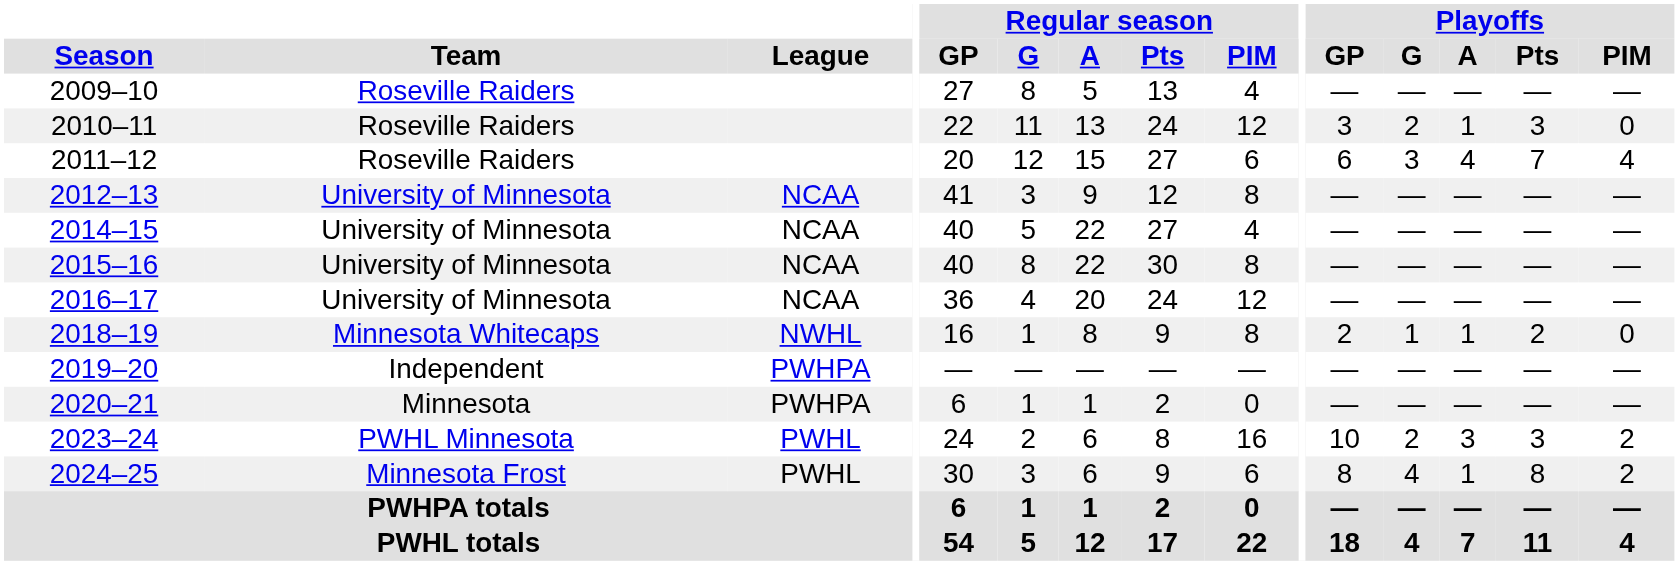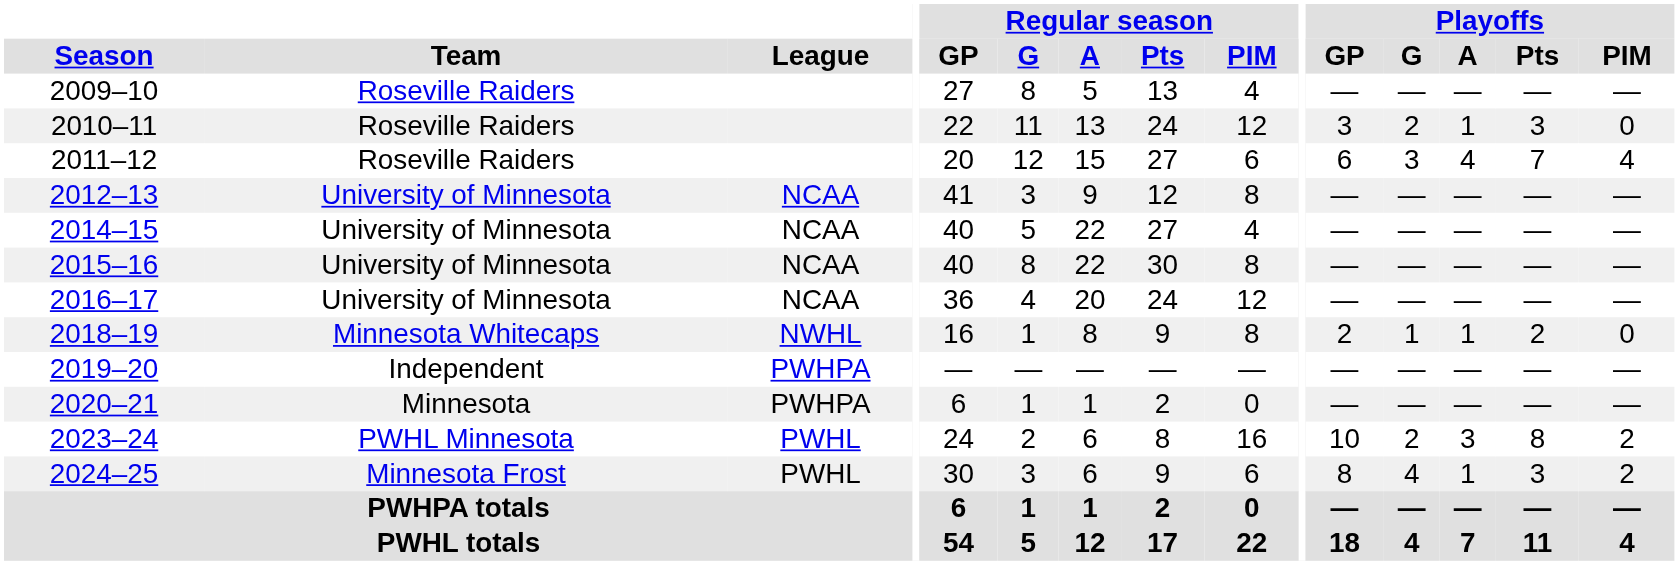(1538, 438) 3 -> (1538, 438) 8
(1538, 473) 8 -> (1538, 473) 3
